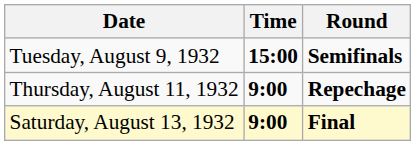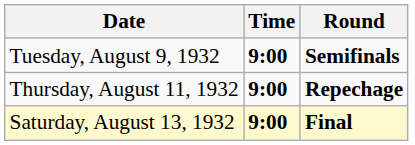(273, 55) 15:00 -> (268, 55) 9:00
